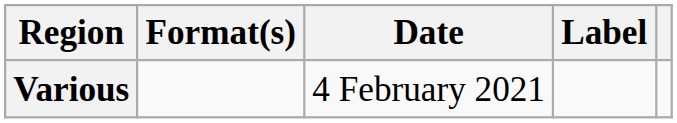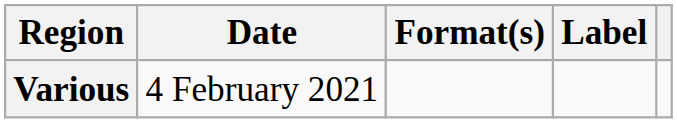columns swapped: (429, 32) <-> (221, 32)
